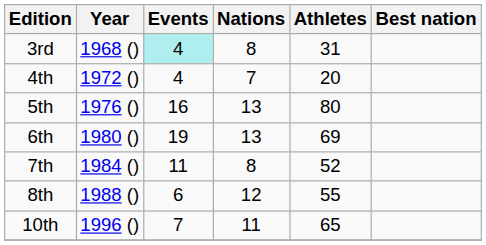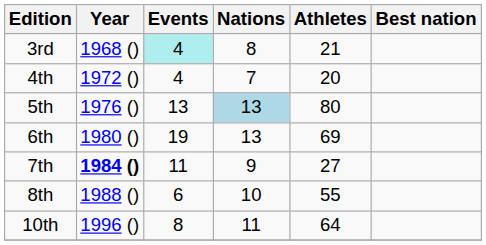(330, 48) 31 -> (330, 48) 21
(178, 107) 16 -> (178, 107) 13
(251, 107) no background -> (251, 107) lightblue background
(110, 166) normal -> (110, 166) bold
(251, 166) 8 -> (251, 166) 9
(330, 166) 52 -> (330, 166) 27
(251, 195) 12 -> (251, 195) 10
(178, 225) 7 -> (178, 225) 8
(330, 225) 65 -> (330, 225) 64
